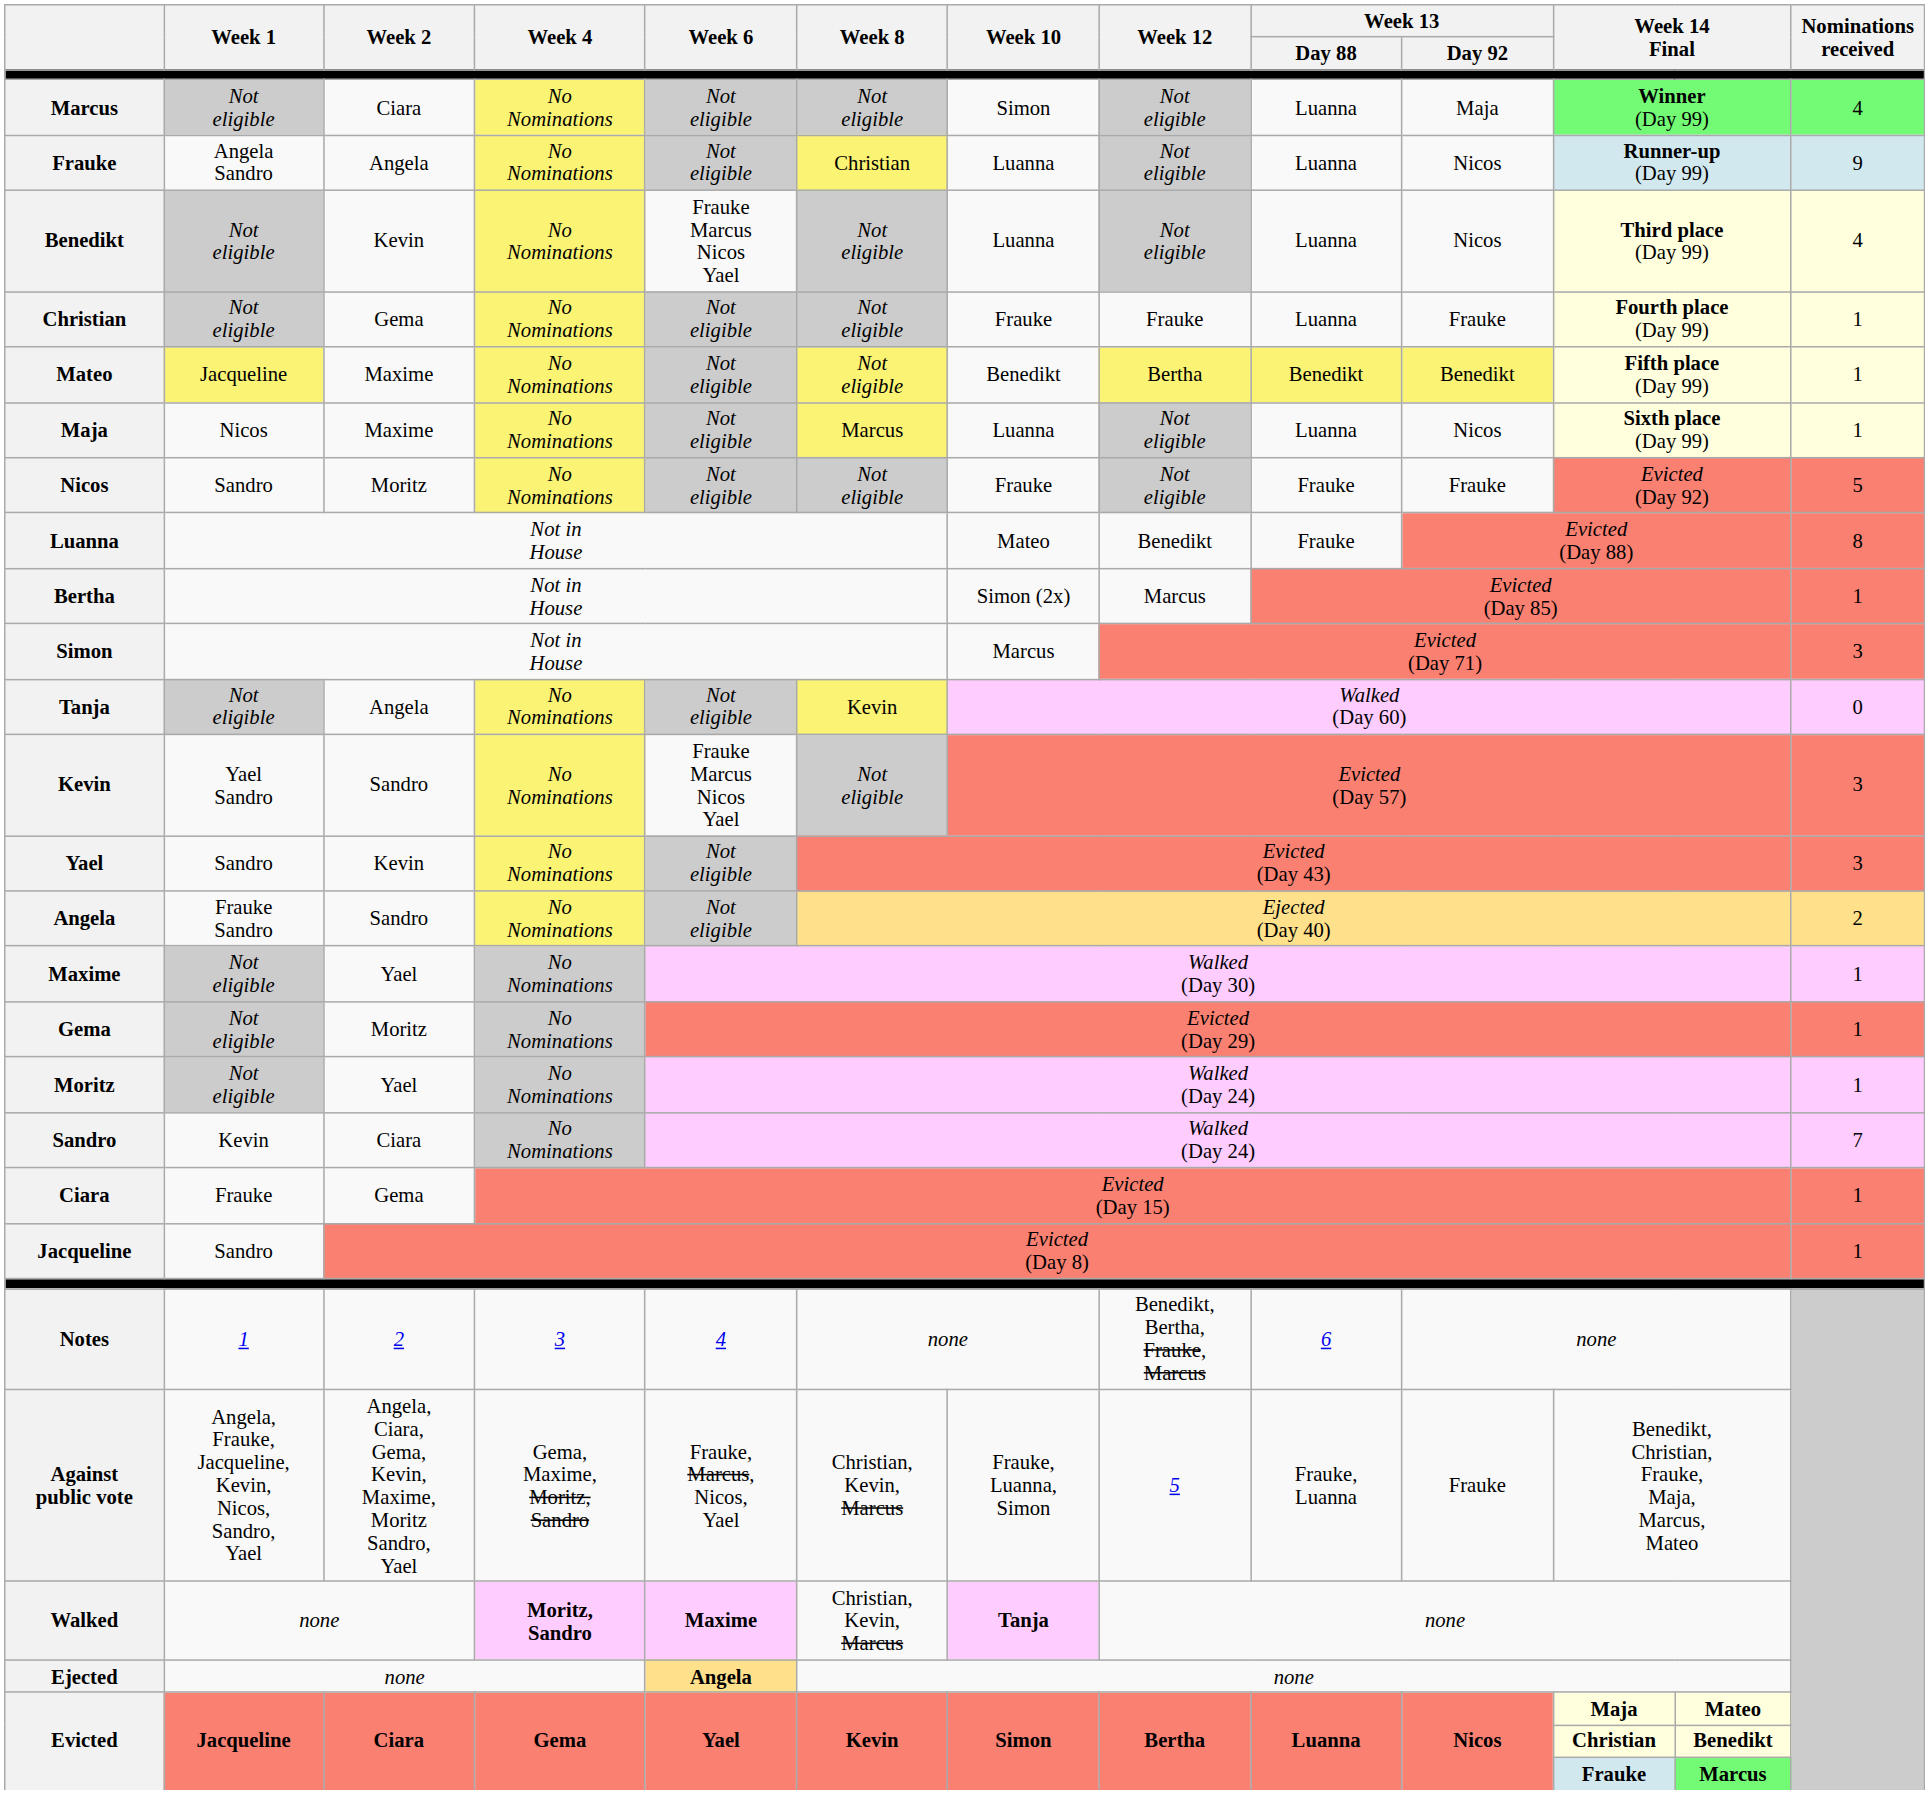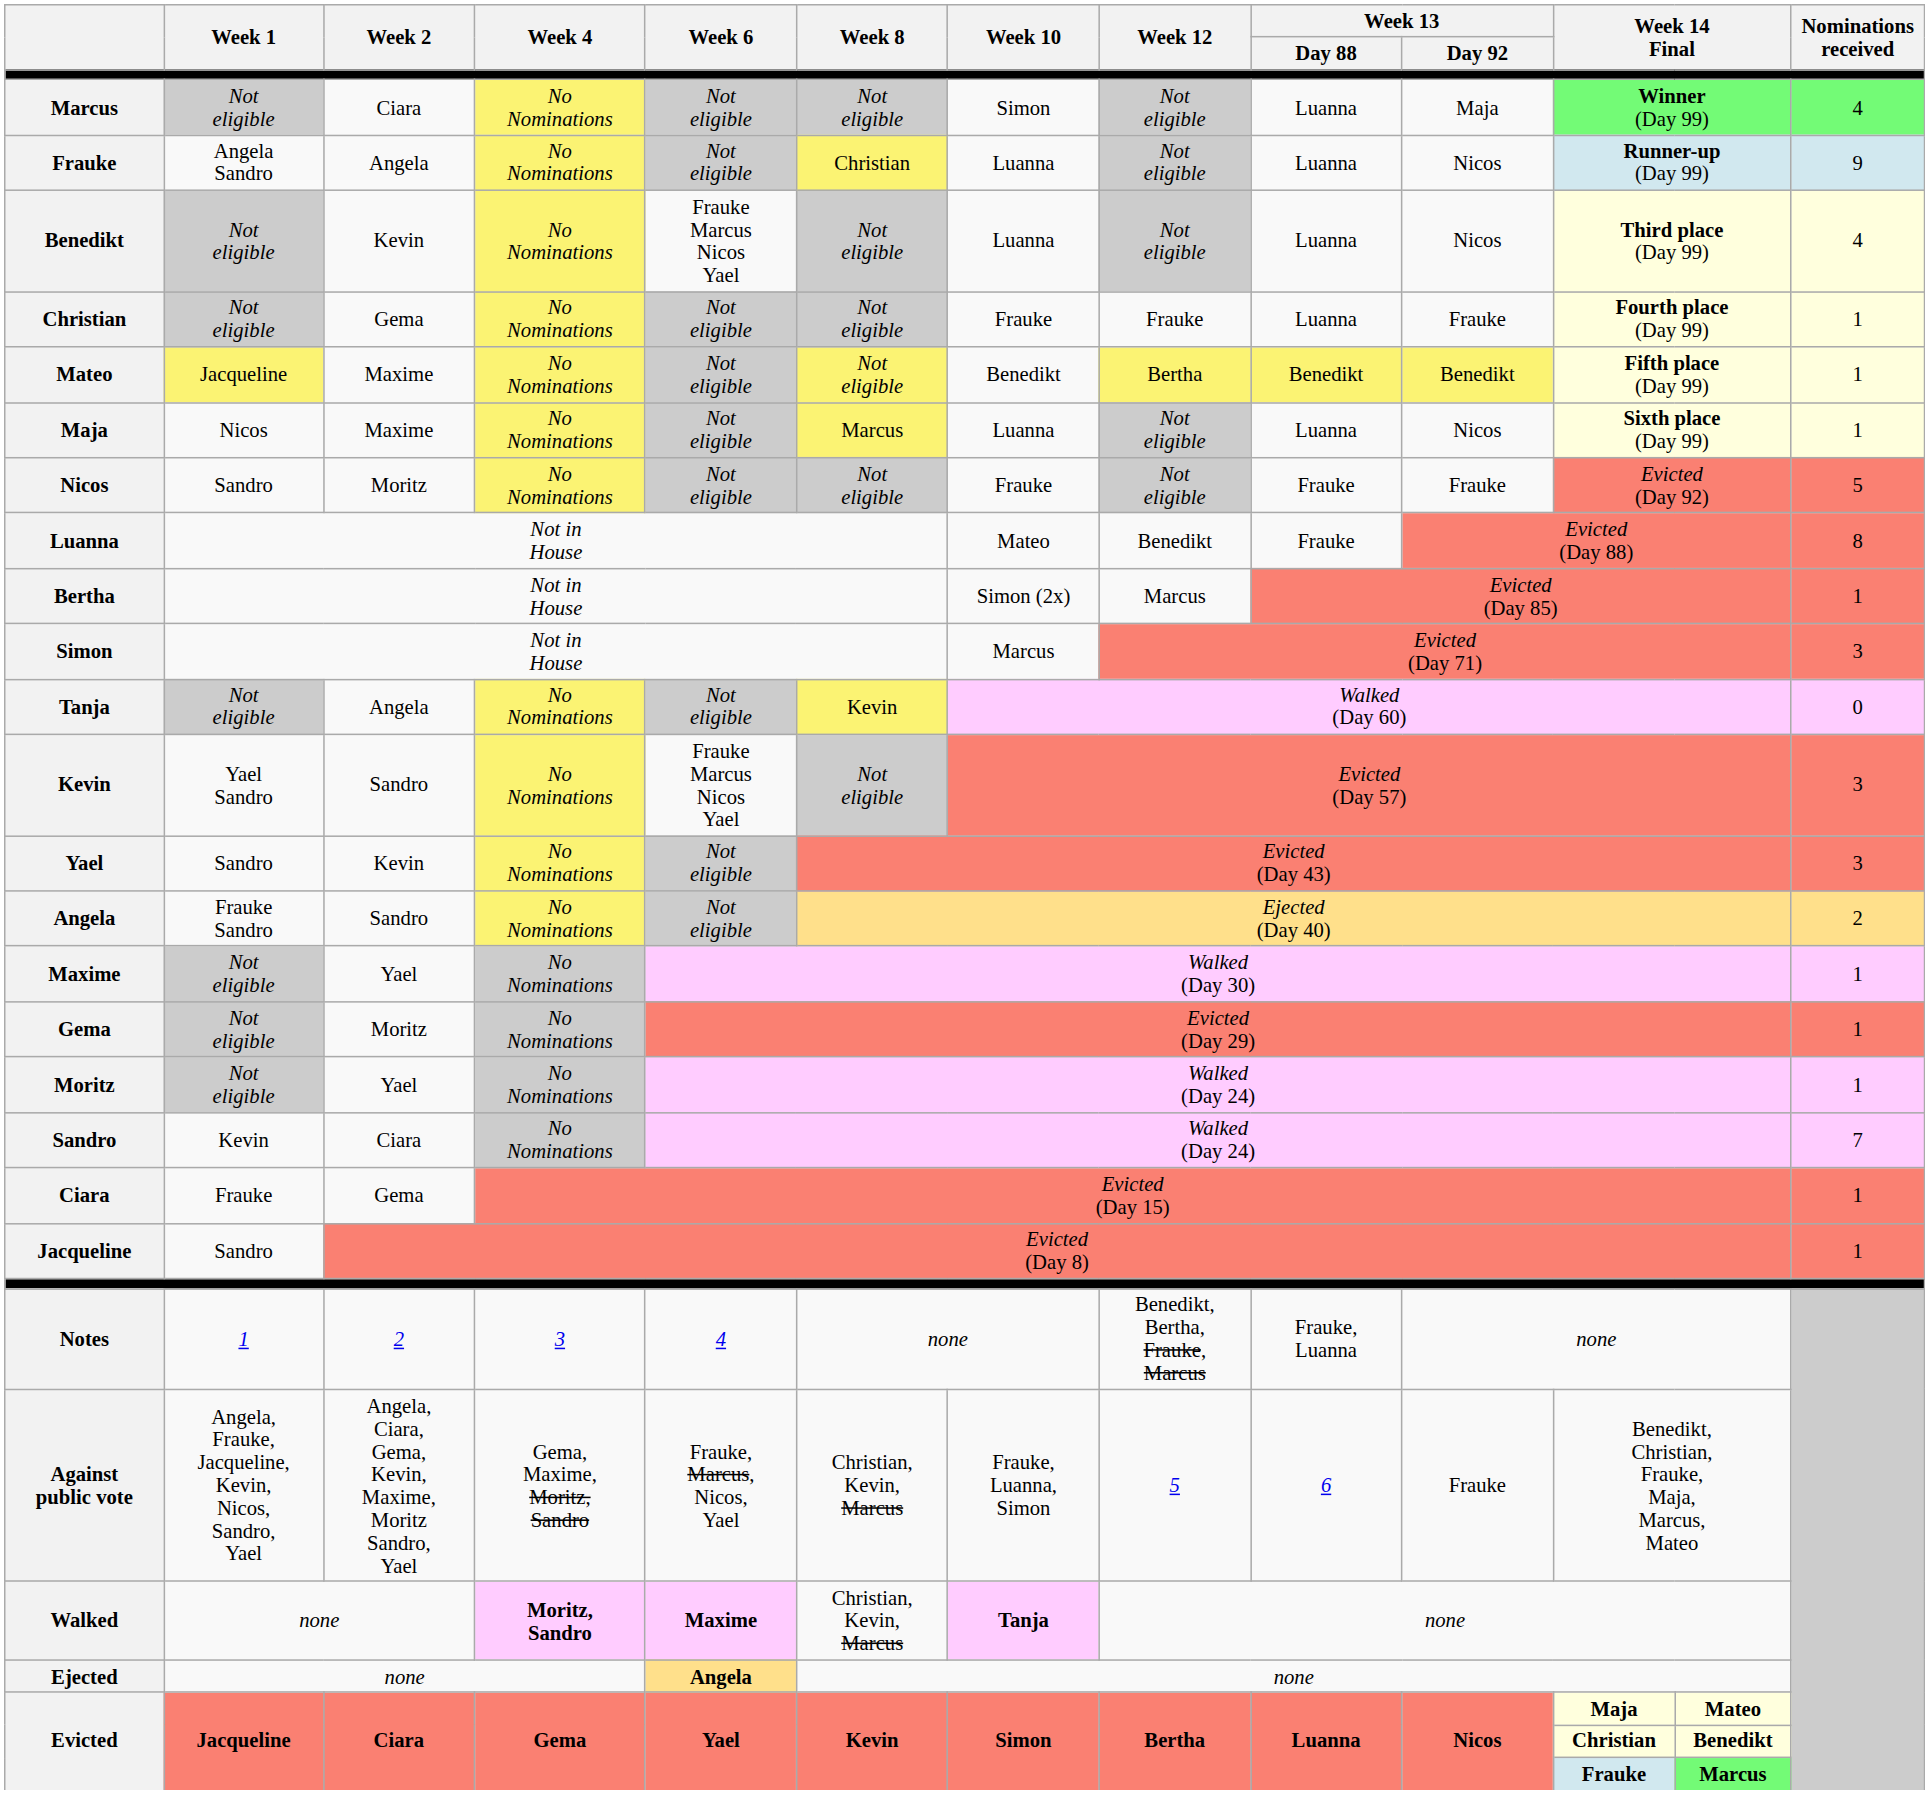(1326, 1338) 6 -> (1326, 1338) Frauke, Luanna
(1326, 1485) Frauke, Luanna -> (1326, 1485) 6
